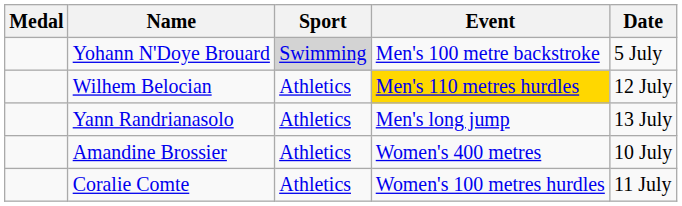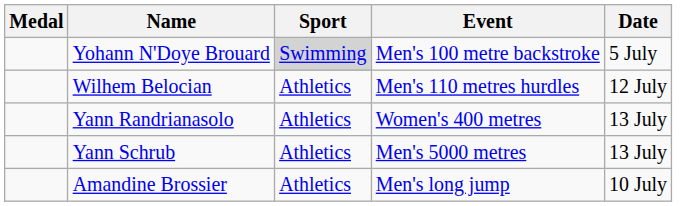(477, 86) gold background -> (477, 86) no background
(443, 119) Men's long jump -> (459, 119) Women's 400 metres
+ row: (124, 152)
(459, 152) Women's 400 metres -> (443, 185) Men's long jump
- row: (131, 185)
